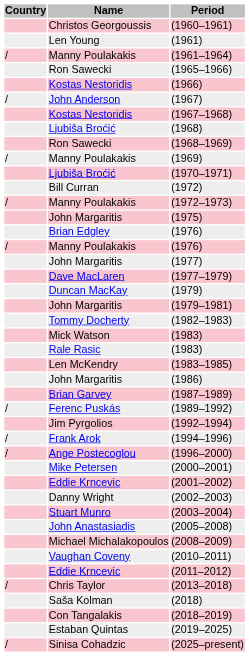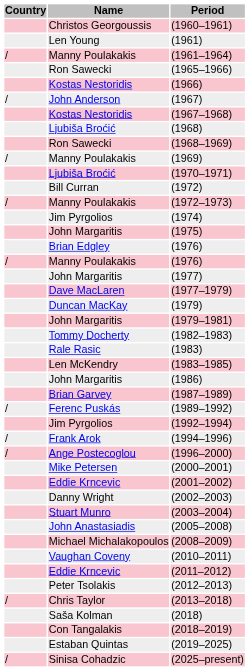+ row: (81, 217)
- row: (79, 335)
+ row: (82, 586)
